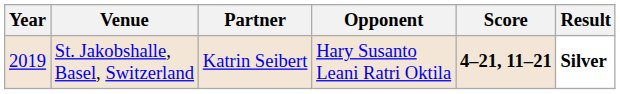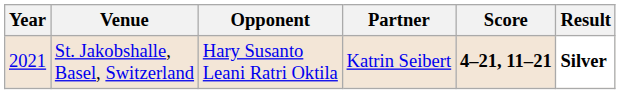columns swapped: (255, 20) <-> (384, 20)
(28, 61) 2019 -> (28, 61) 2021
